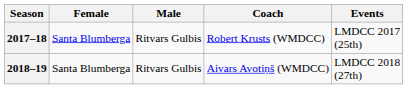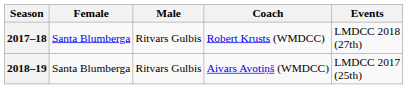(367, 37) LMDCC 2017 (25th) -> (367, 37) LMDCC 2018 (27th)
(367, 68) LMDCC 2018 (27th) -> (367, 68) LMDCC 2017 (25th)
